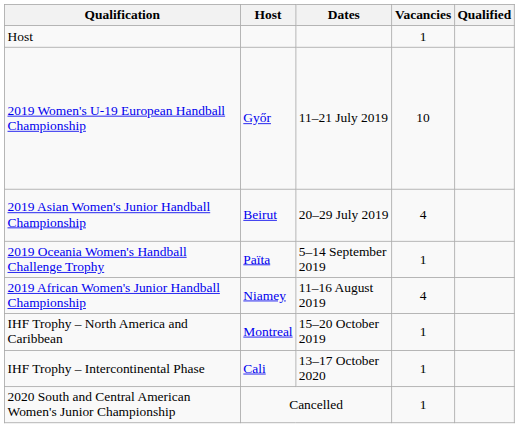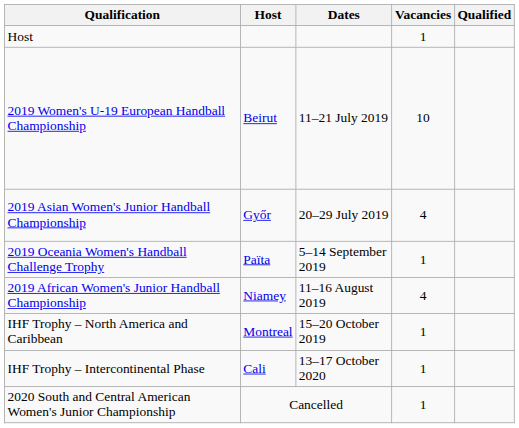(257, 118) Győr -> (260, 118) Beirut
(260, 215) Beirut -> (257, 215) Győr
